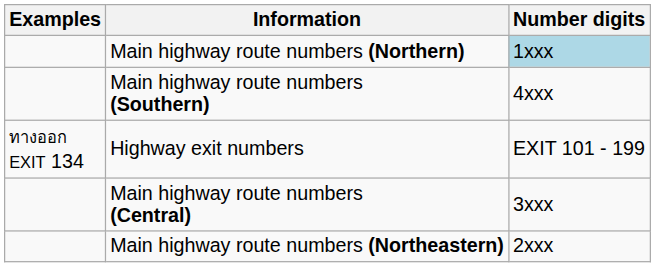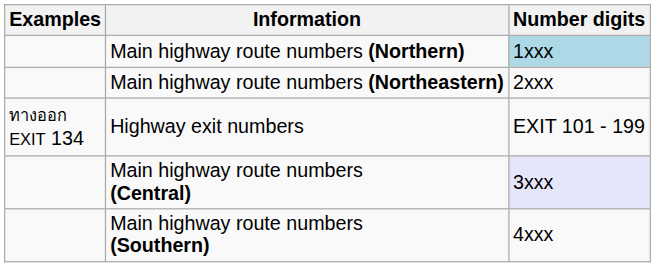rows swapped: (307, 246) <-> (236, 93)
(533, 203) no background -> (533, 181) lavender background
